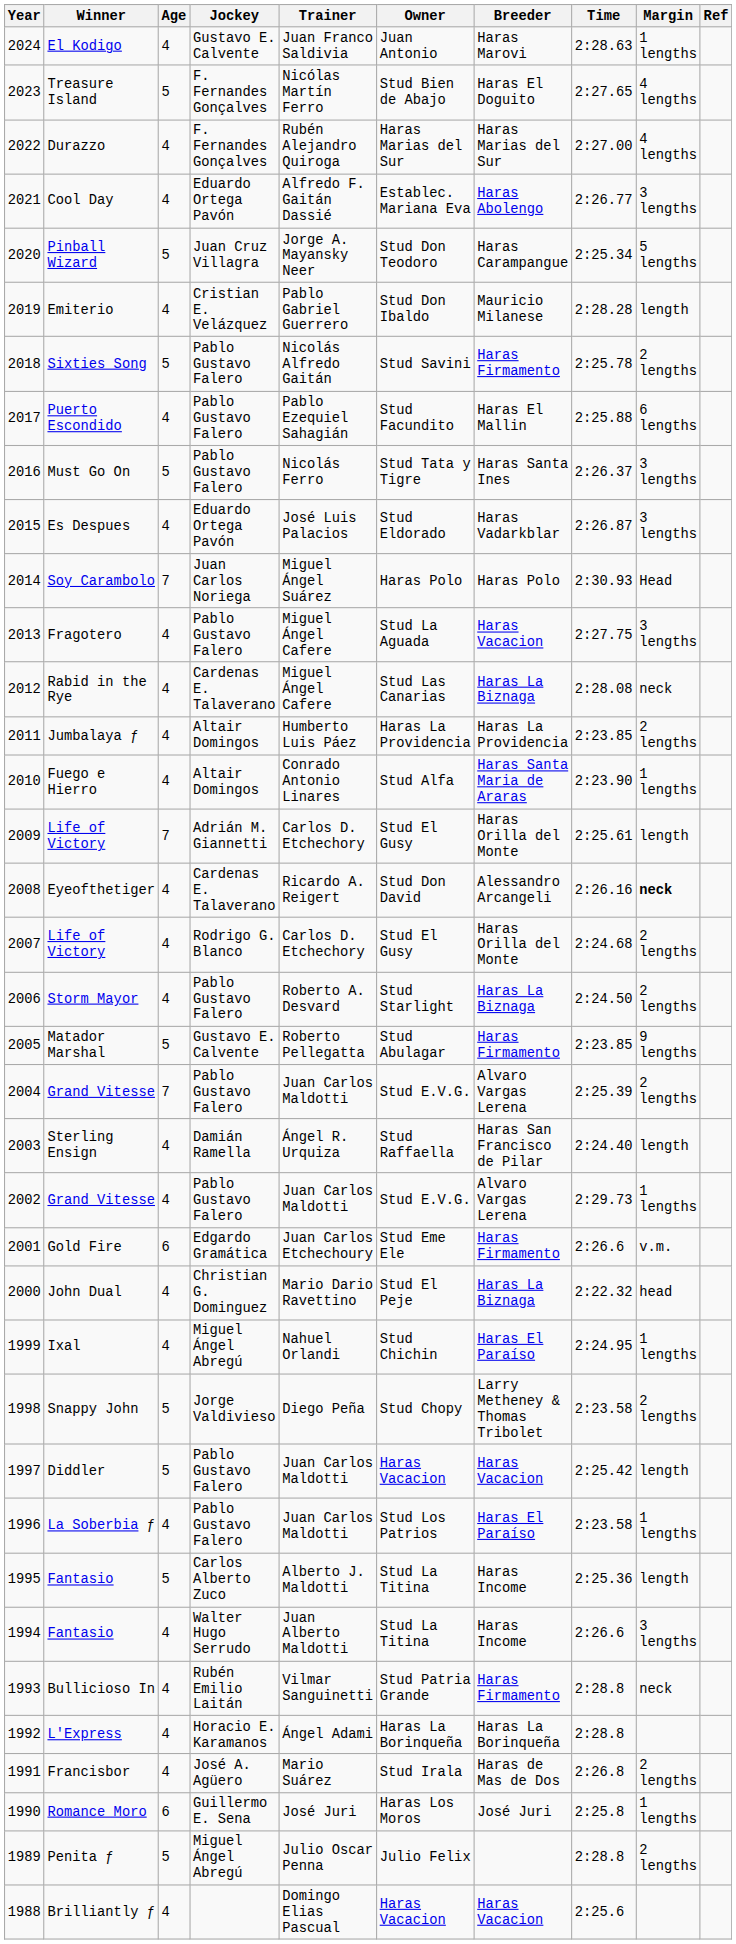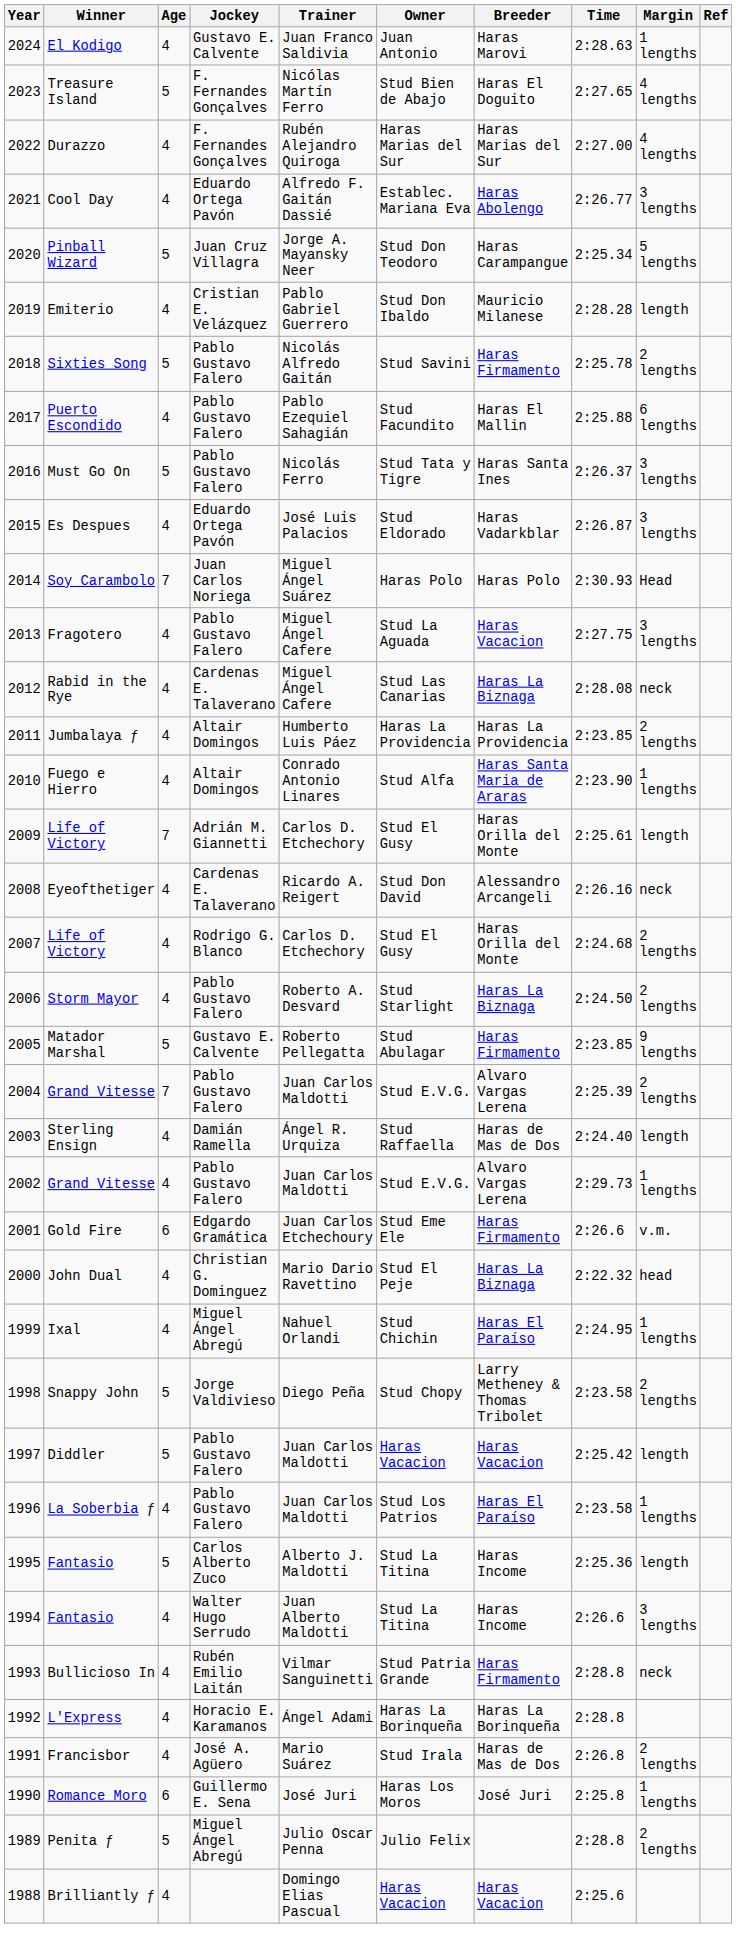(656, 890) bold -> (656, 890) normal
(514, 1146) Haras San Francisco de Pilar -> (519, 1138) Haras de Mas de Dos
